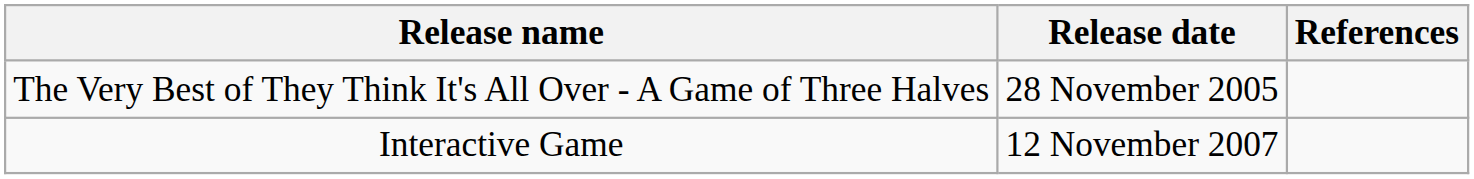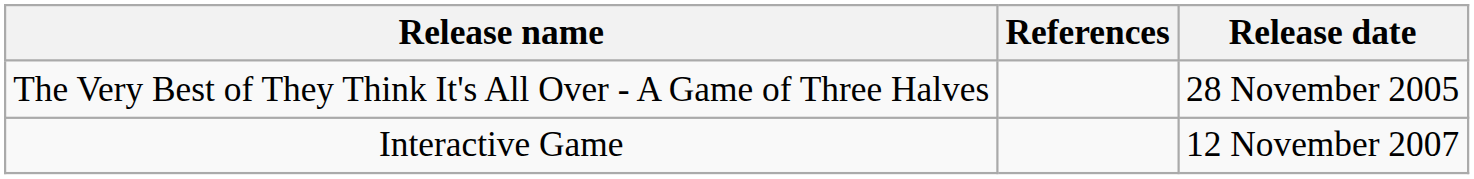columns swapped: (1142, 32) <-> (1377, 32)
